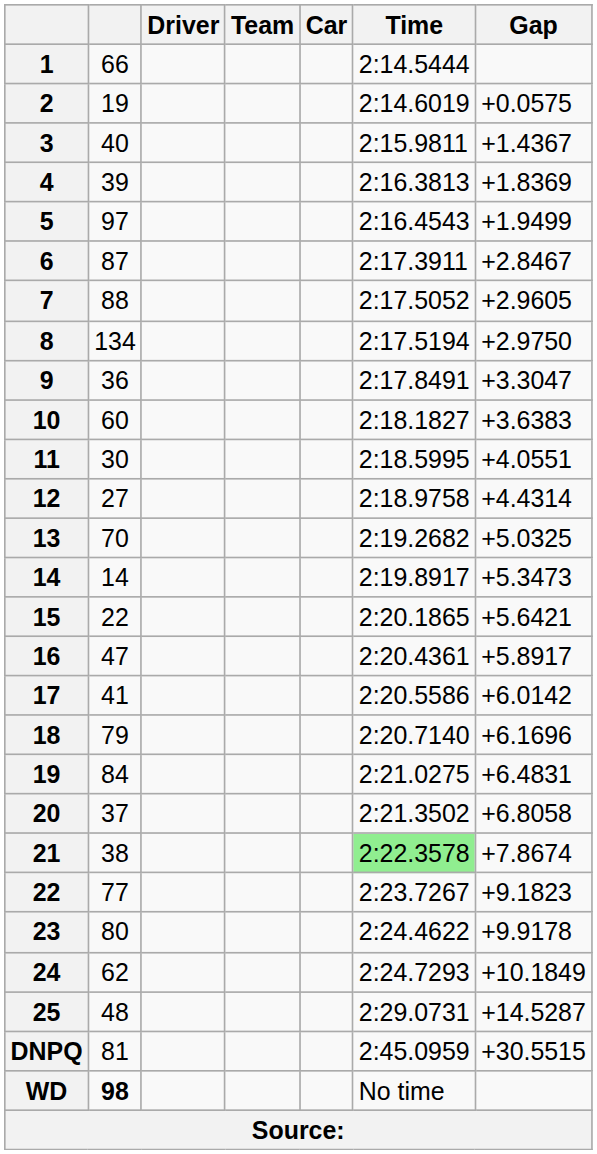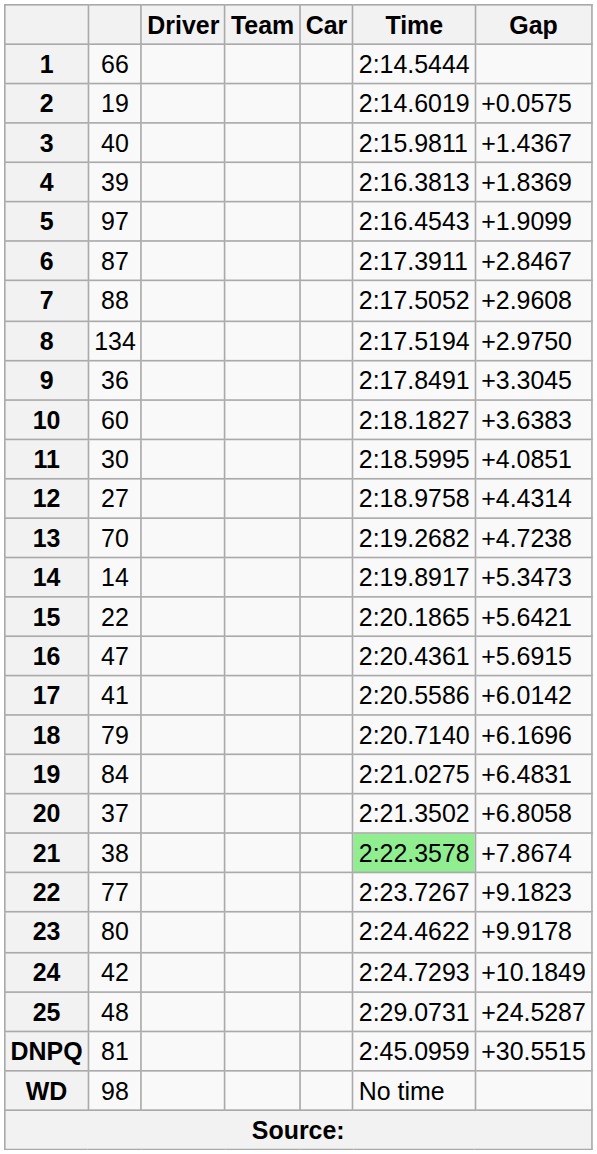(527, 222) +1.9499 -> (527, 222) +1.9099
(527, 301) +2.9605 -> (527, 301) +2.9608
(527, 380) +3.3047 -> (527, 380) +3.3045
(527, 459) +4.0551 -> (527, 459) +4.0851
(527, 538) +5.0325 -> (527, 538) +4.7238
(527, 656) +5.8917 -> (527, 656) +5.6915
(115, 972) 62 -> (115, 972) 42
(534, 1011) +14.5287 -> (534, 1011) +24.5287
(115, 1090) bold -> (115, 1090) normal
